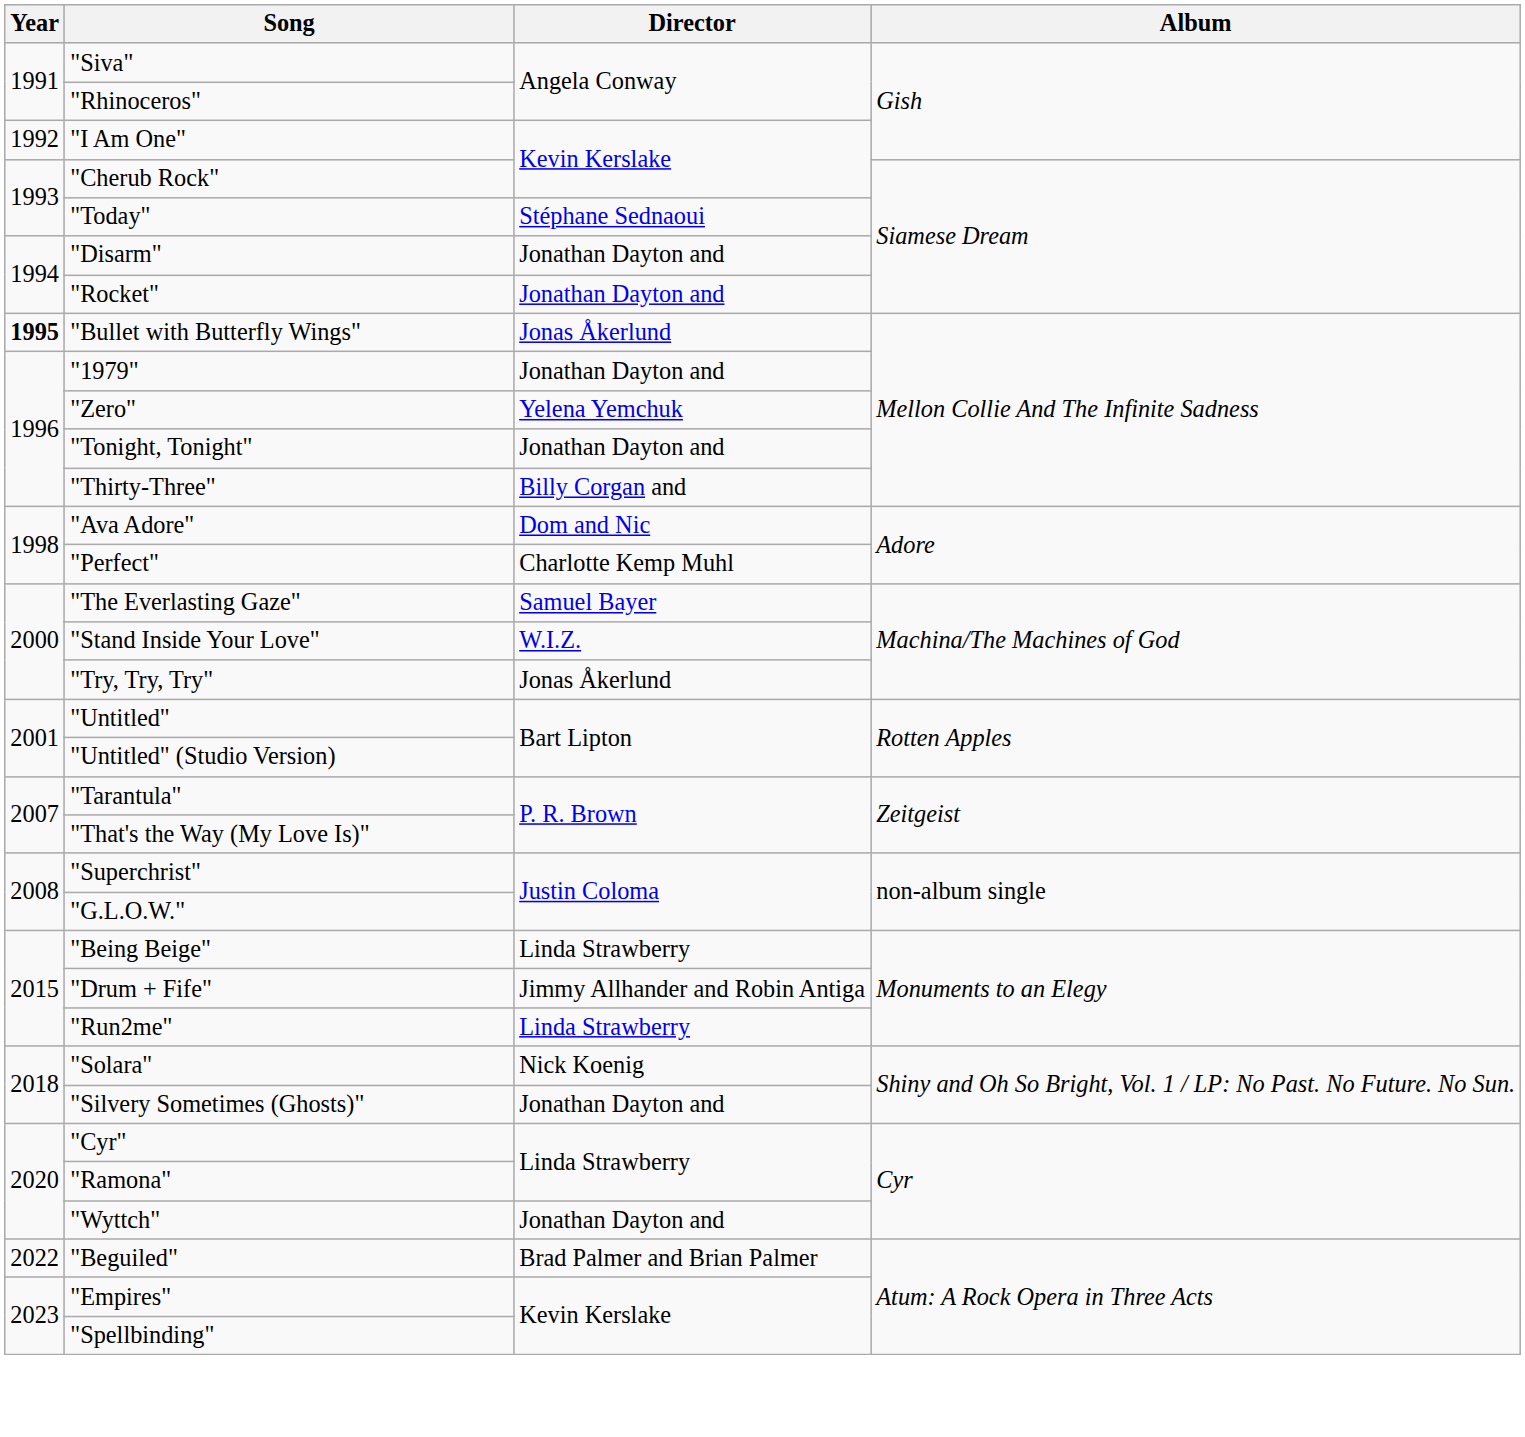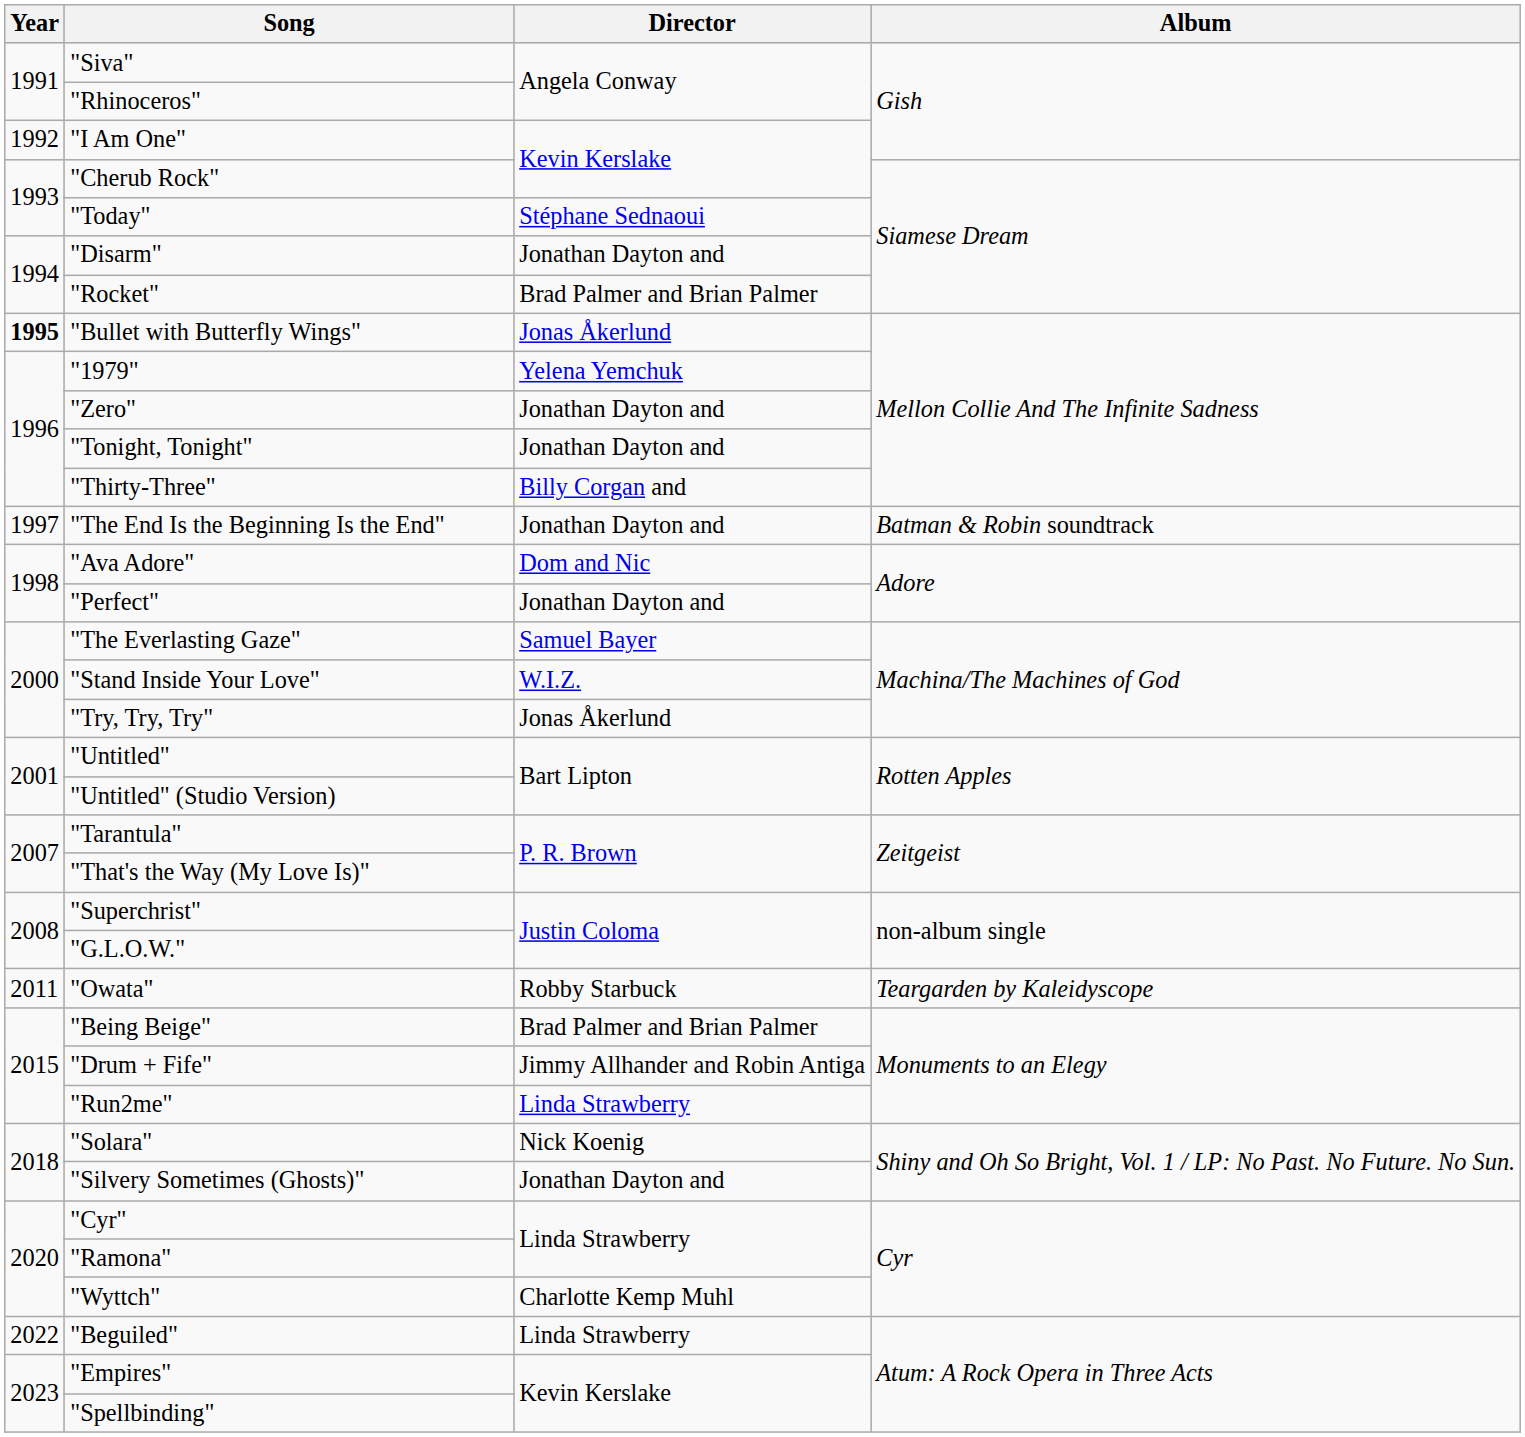(622, 293) Jonathan Dayton and -> (668, 293) Brad Palmer and Brian Palmer
(622, 370) Jonathan Dayton and -> (601, 370) Yelena Yemchuk
(601, 409) Yelena Yemchuk -> (622, 409) Jonathan Dayton and
+ row: (257, 525)
(627, 563) Charlotte Kemp Muhl -> (622, 602) Jonathan Dayton and
+ row: (112, 988)
(605, 949) Linda Strawberry -> (668, 1026) Brad Palmer and Brian Palmer
(622, 1219) Jonathan Dayton and -> (627, 1296) Charlotte Kemp Muhl
(668, 1258) Brad Palmer and Brian Palmer -> (605, 1335) Linda Strawberry
